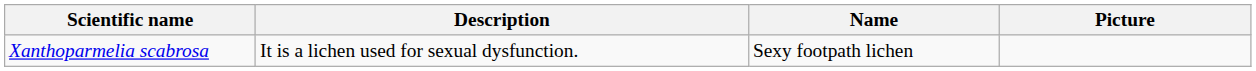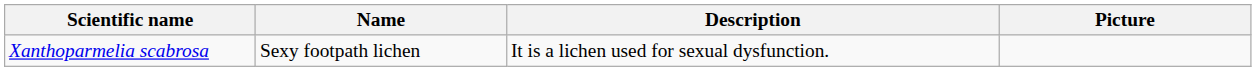columns swapped: (874, 19) <-> (502, 19)
